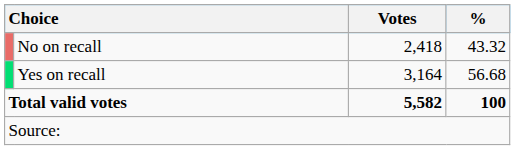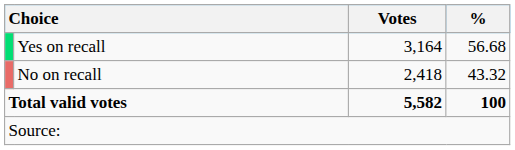rows swapped: (62, 74) <-> (60, 46)
